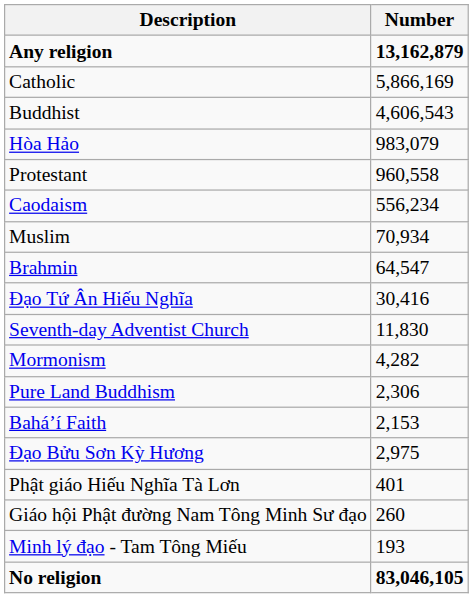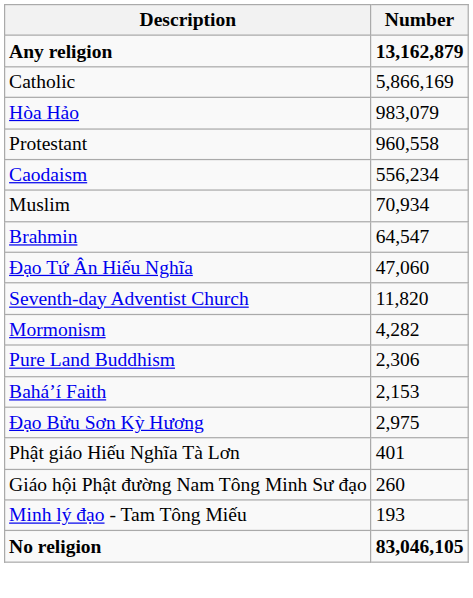- row: (44, 112)
(402, 298) 30,416 -> (402, 267) 47,060
(402, 329) 11,830 -> (402, 298) 11,820
